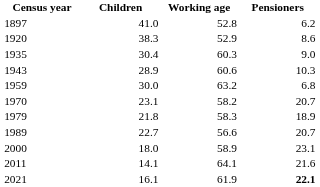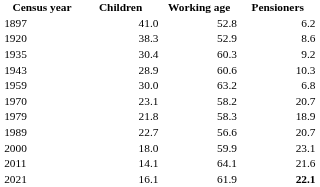(308, 54) 9.0 -> (308, 54) 9.2
(227, 148) 58.9 -> (227, 148) 59.9
